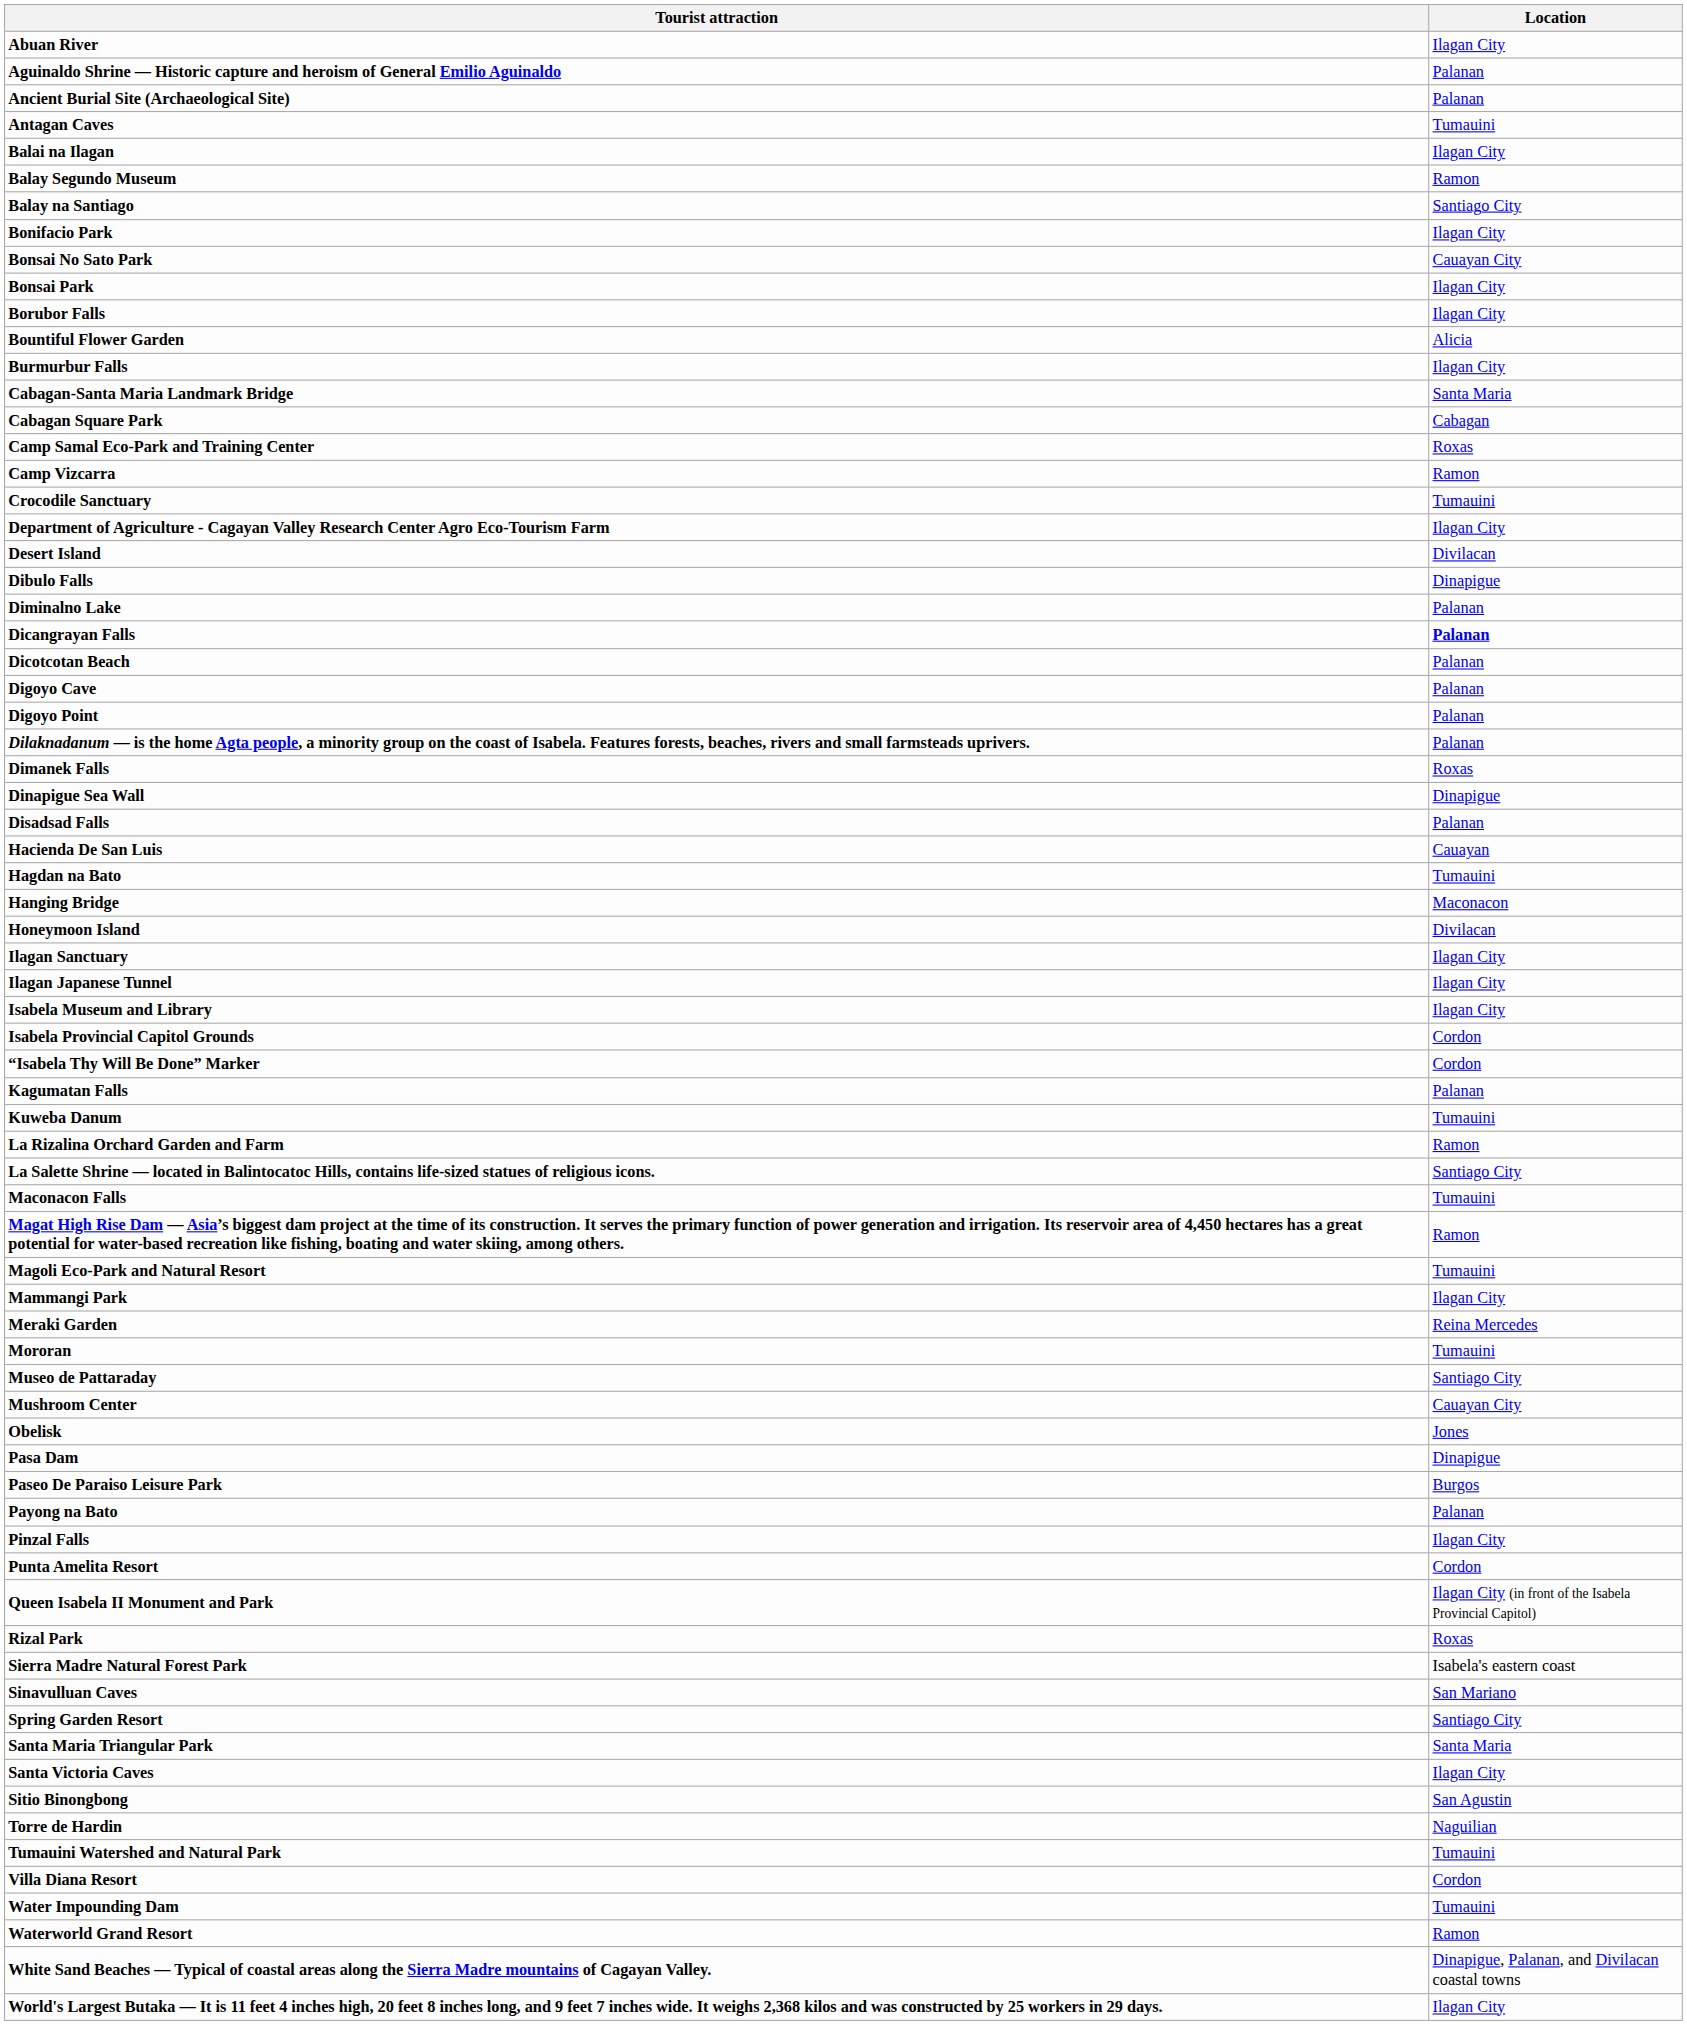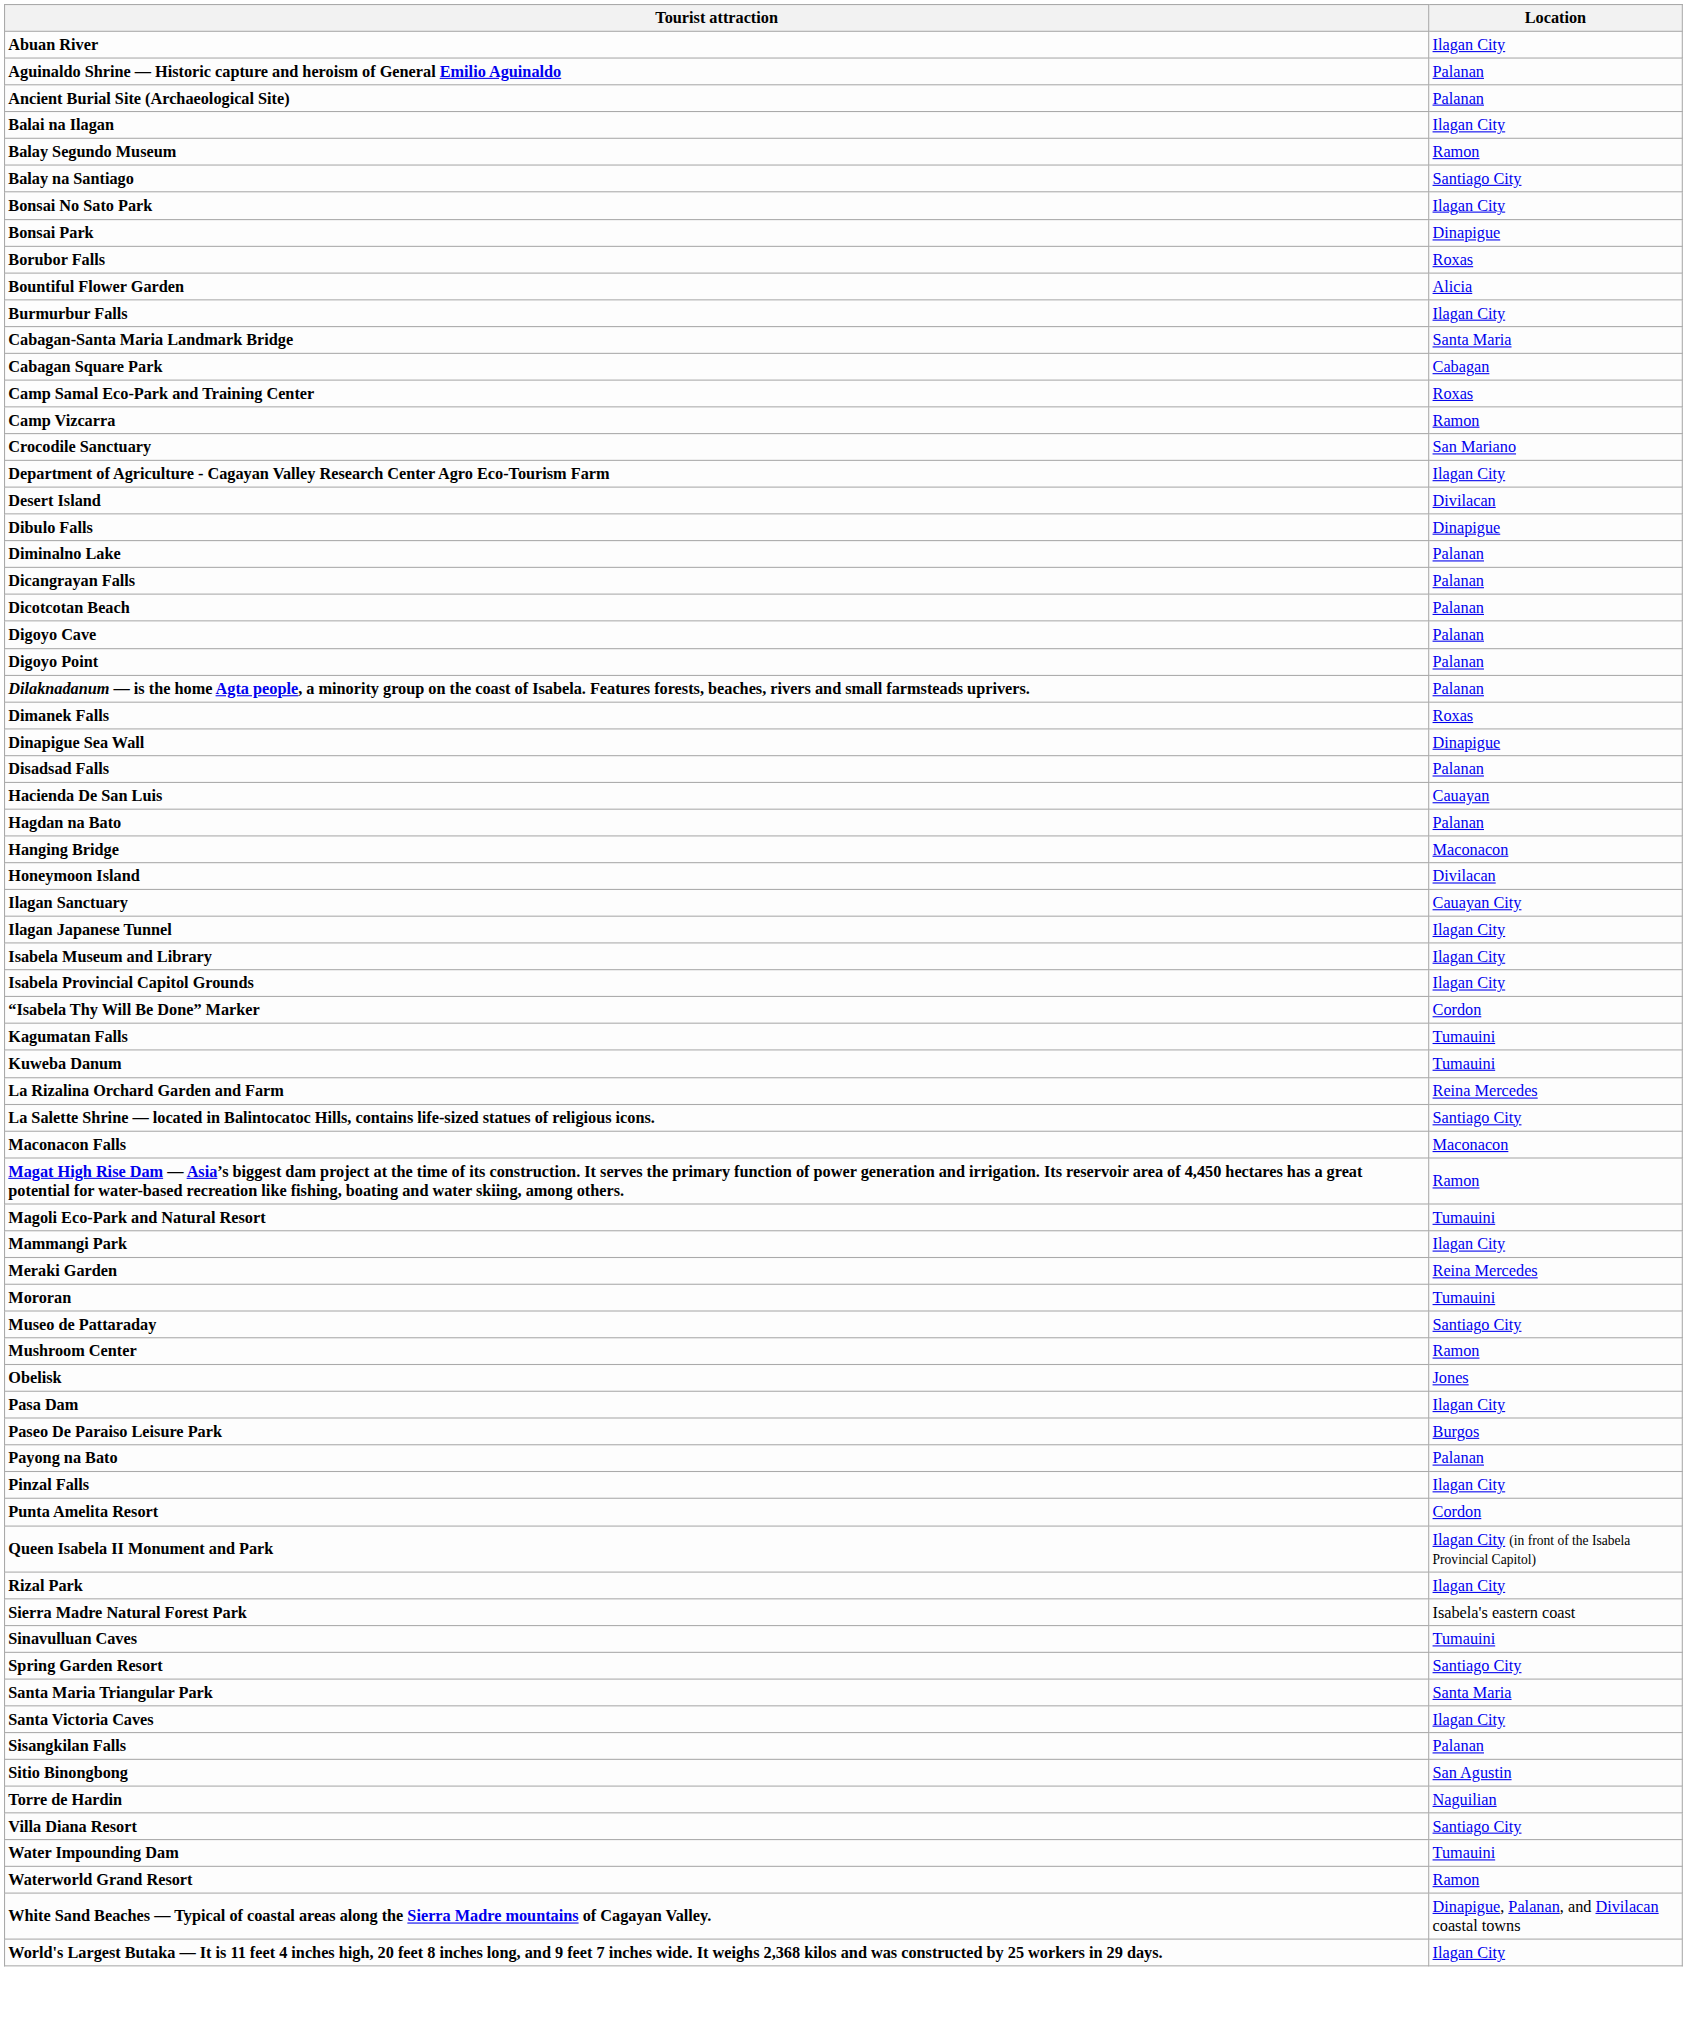- row: (61, 125)
- row: (60, 232)
(1477, 259) Cauayan City -> (1469, 205) Ilagan City
(1469, 286) Ilagan City -> (1466, 232) Dinapigue
(1469, 313) Ilagan City -> (1453, 259) Roxas
(1464, 500) Tumauini -> (1474, 447) San Mariano
(1461, 634) bold -> (1458, 581) normal
(1464, 876) Tumauini -> (1458, 822) Palanan
(1469, 956) Ilagan City -> (1477, 903) Cauayan City
(1457, 1037) Cordon -> (1469, 983) Ilagan City
(1458, 1090) Palanan -> (1464, 1037) Tumauini
(1456, 1144) Ramon -> (1485, 1090) Reina Mercedes
(1464, 1198) Tumauini -> (1470, 1144) Maconacon
(1477, 1405) Cauayan City -> (1456, 1351) Ramon
(1466, 1458) Dinapigue -> (1469, 1405) Ilagan City
(1453, 1638) Roxas -> (1469, 1585) Ilagan City
(1474, 1692) San Mariano -> (1464, 1638) Tumauini
+ row: (67, 1746)
- row: (145, 1853)
(1457, 1880) Cordon -> (1477, 1826) Santiago City
